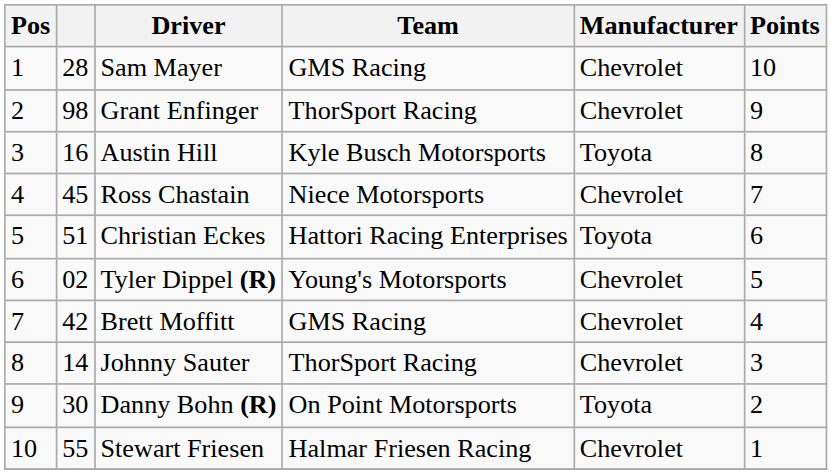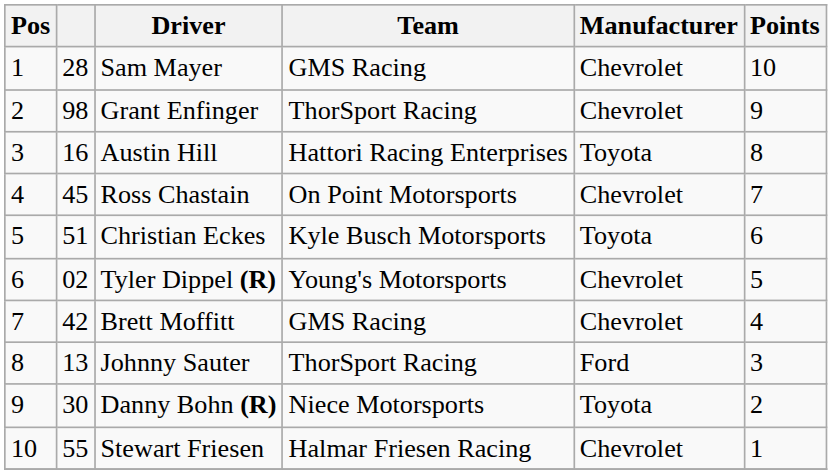(417, 151) Kyle Busch Motorsports -> (428, 151) Hattori Racing Enterprises
(386, 193) Niece Motorsports -> (403, 193) On Point Motorsports
(428, 236) Hattori Racing Enterprises -> (417, 236) Kyle Busch Motorsports
(75, 362) 14 -> (75, 362) 13
(631, 362) Chevrolet -> (605, 362) Ford
(403, 404) On Point Motorsports -> (386, 404) Niece Motorsports
